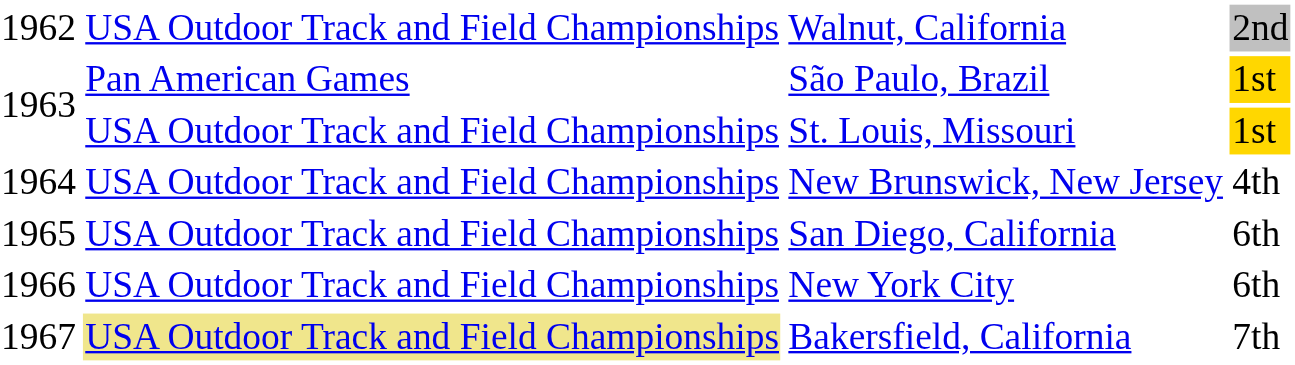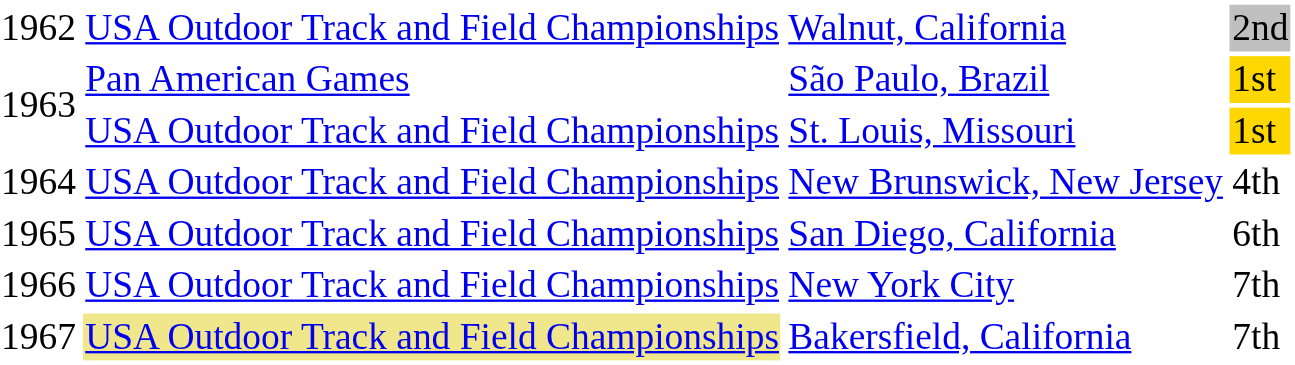(1256, 284) 6th -> (1256, 284) 7th
